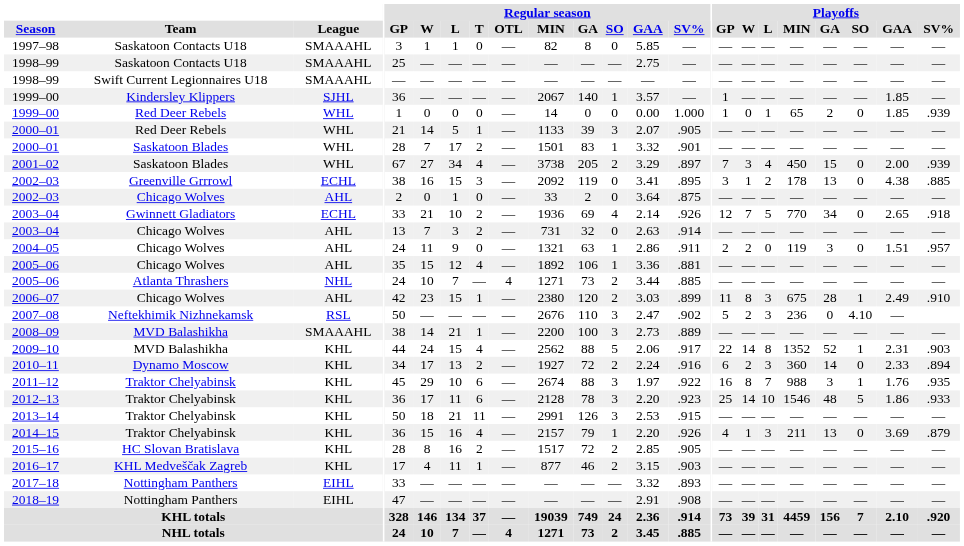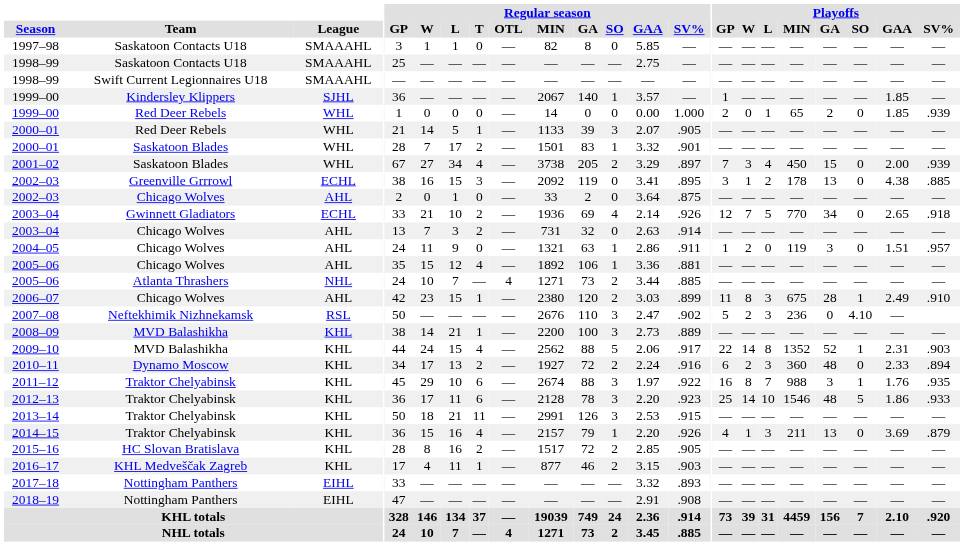(725, 113) 1 -> (725, 113) 2
(725, 247) 2 -> (725, 247) 1
(338, 331) SMAAAHL -> (338, 331) KHL
(830, 365) 14 -> (830, 365) 48
